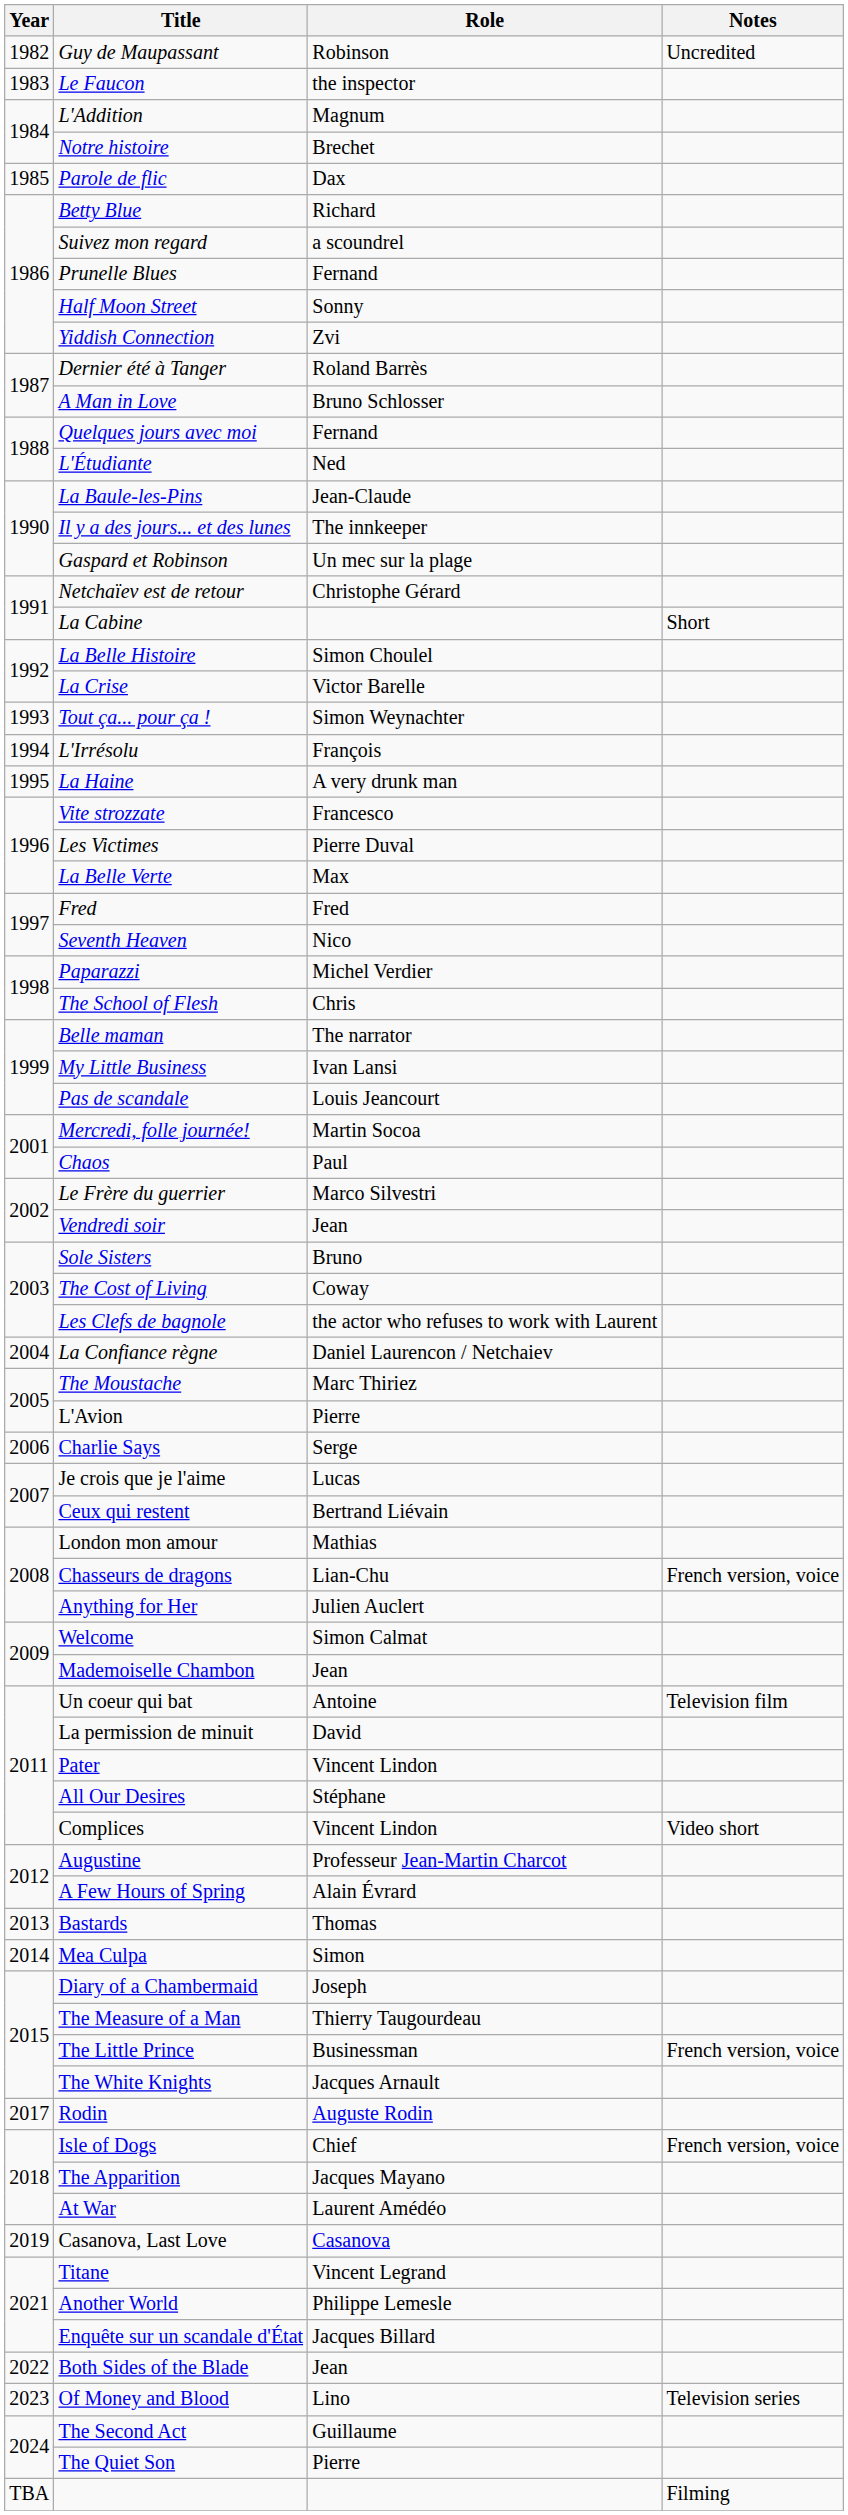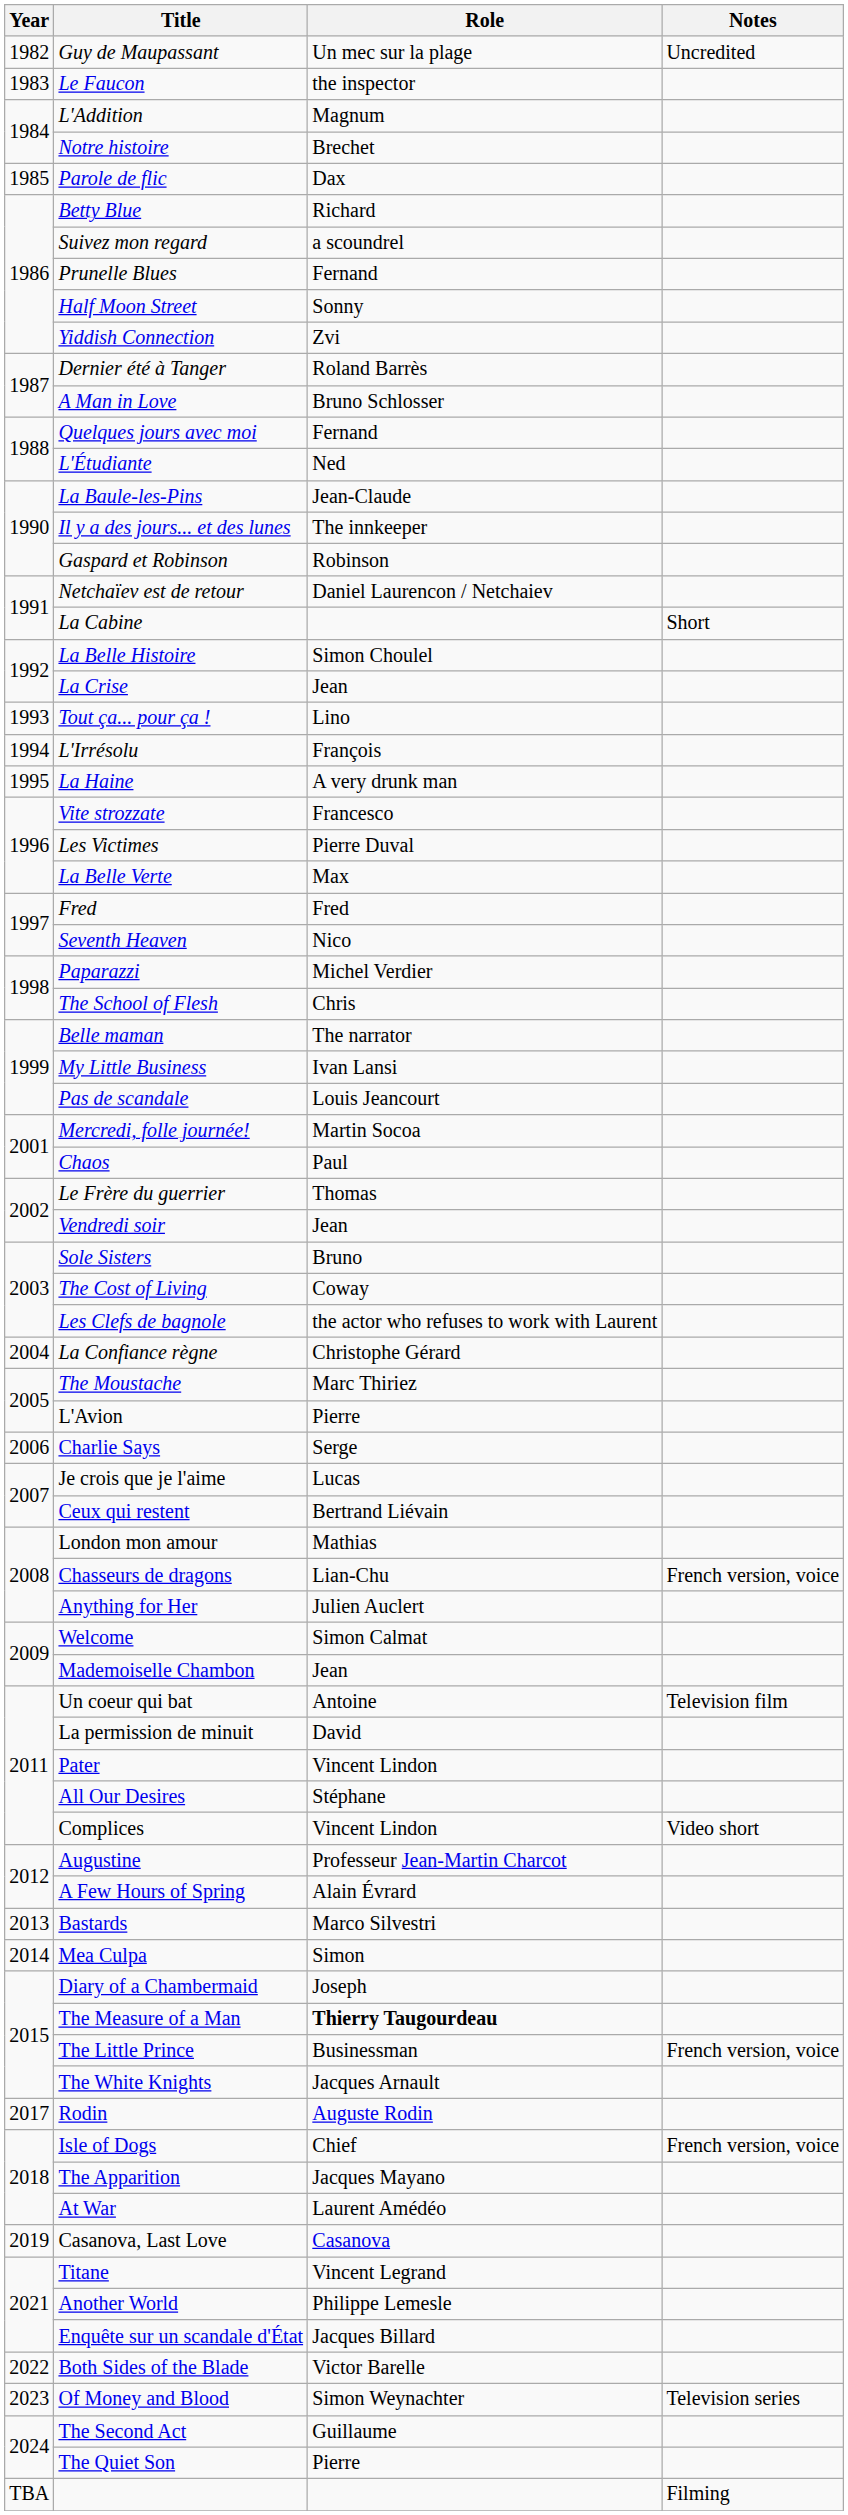(351, 52) Robinson -> (392, 52) Un mec sur la plage
(392, 559) Un mec sur la plage -> (351, 559) Robinson
(386, 591) Christophe Gérard -> (433, 591) Daniel Laurencon / Netchaiev
(369, 686) Victor Barelle -> (330, 686) Jean
(388, 718) Simon Weynachter -> (331, 718) Lino
(374, 1193) Marco Silvestri -> (345, 1193) Thomas
(433, 1352) Daniel Laurencon / Netchaiev -> (386, 1352) Christophe Gérard
(345, 1923) Thomas -> (374, 1923) Marco Silvestri
(397, 2018) normal -> (405, 2018) bold
(330, 2367) Jean -> (369, 2367) Victor Barelle
(331, 2399) Lino -> (388, 2399) Simon Weynachter
